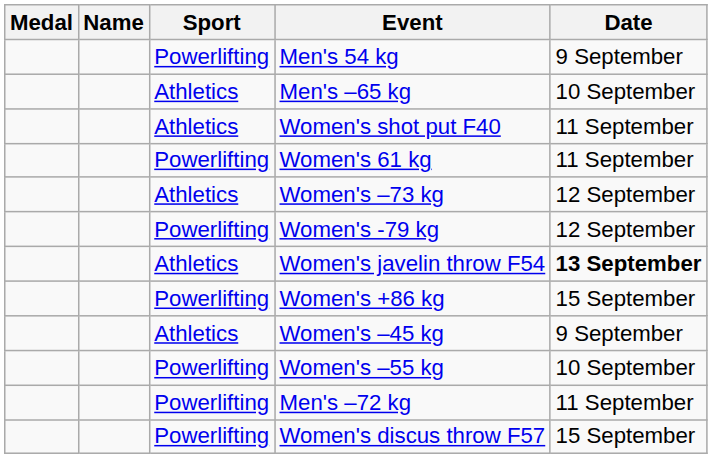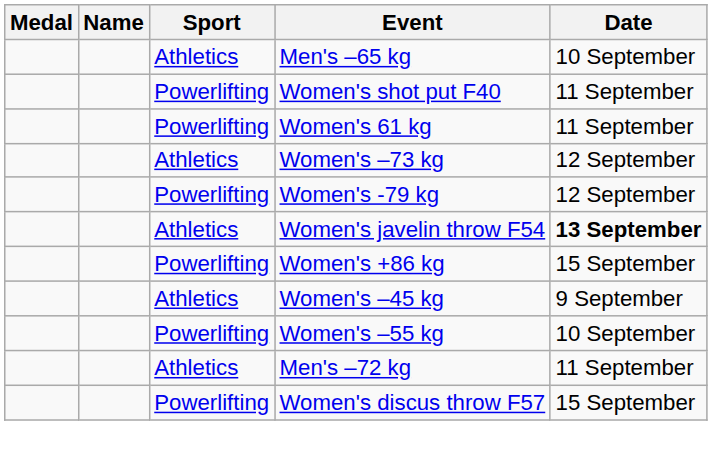- row: (339, 56)
(196, 125) Athletics -> (212, 91) Powerlifting
(212, 402) Powerlifting -> (196, 367) Athletics
